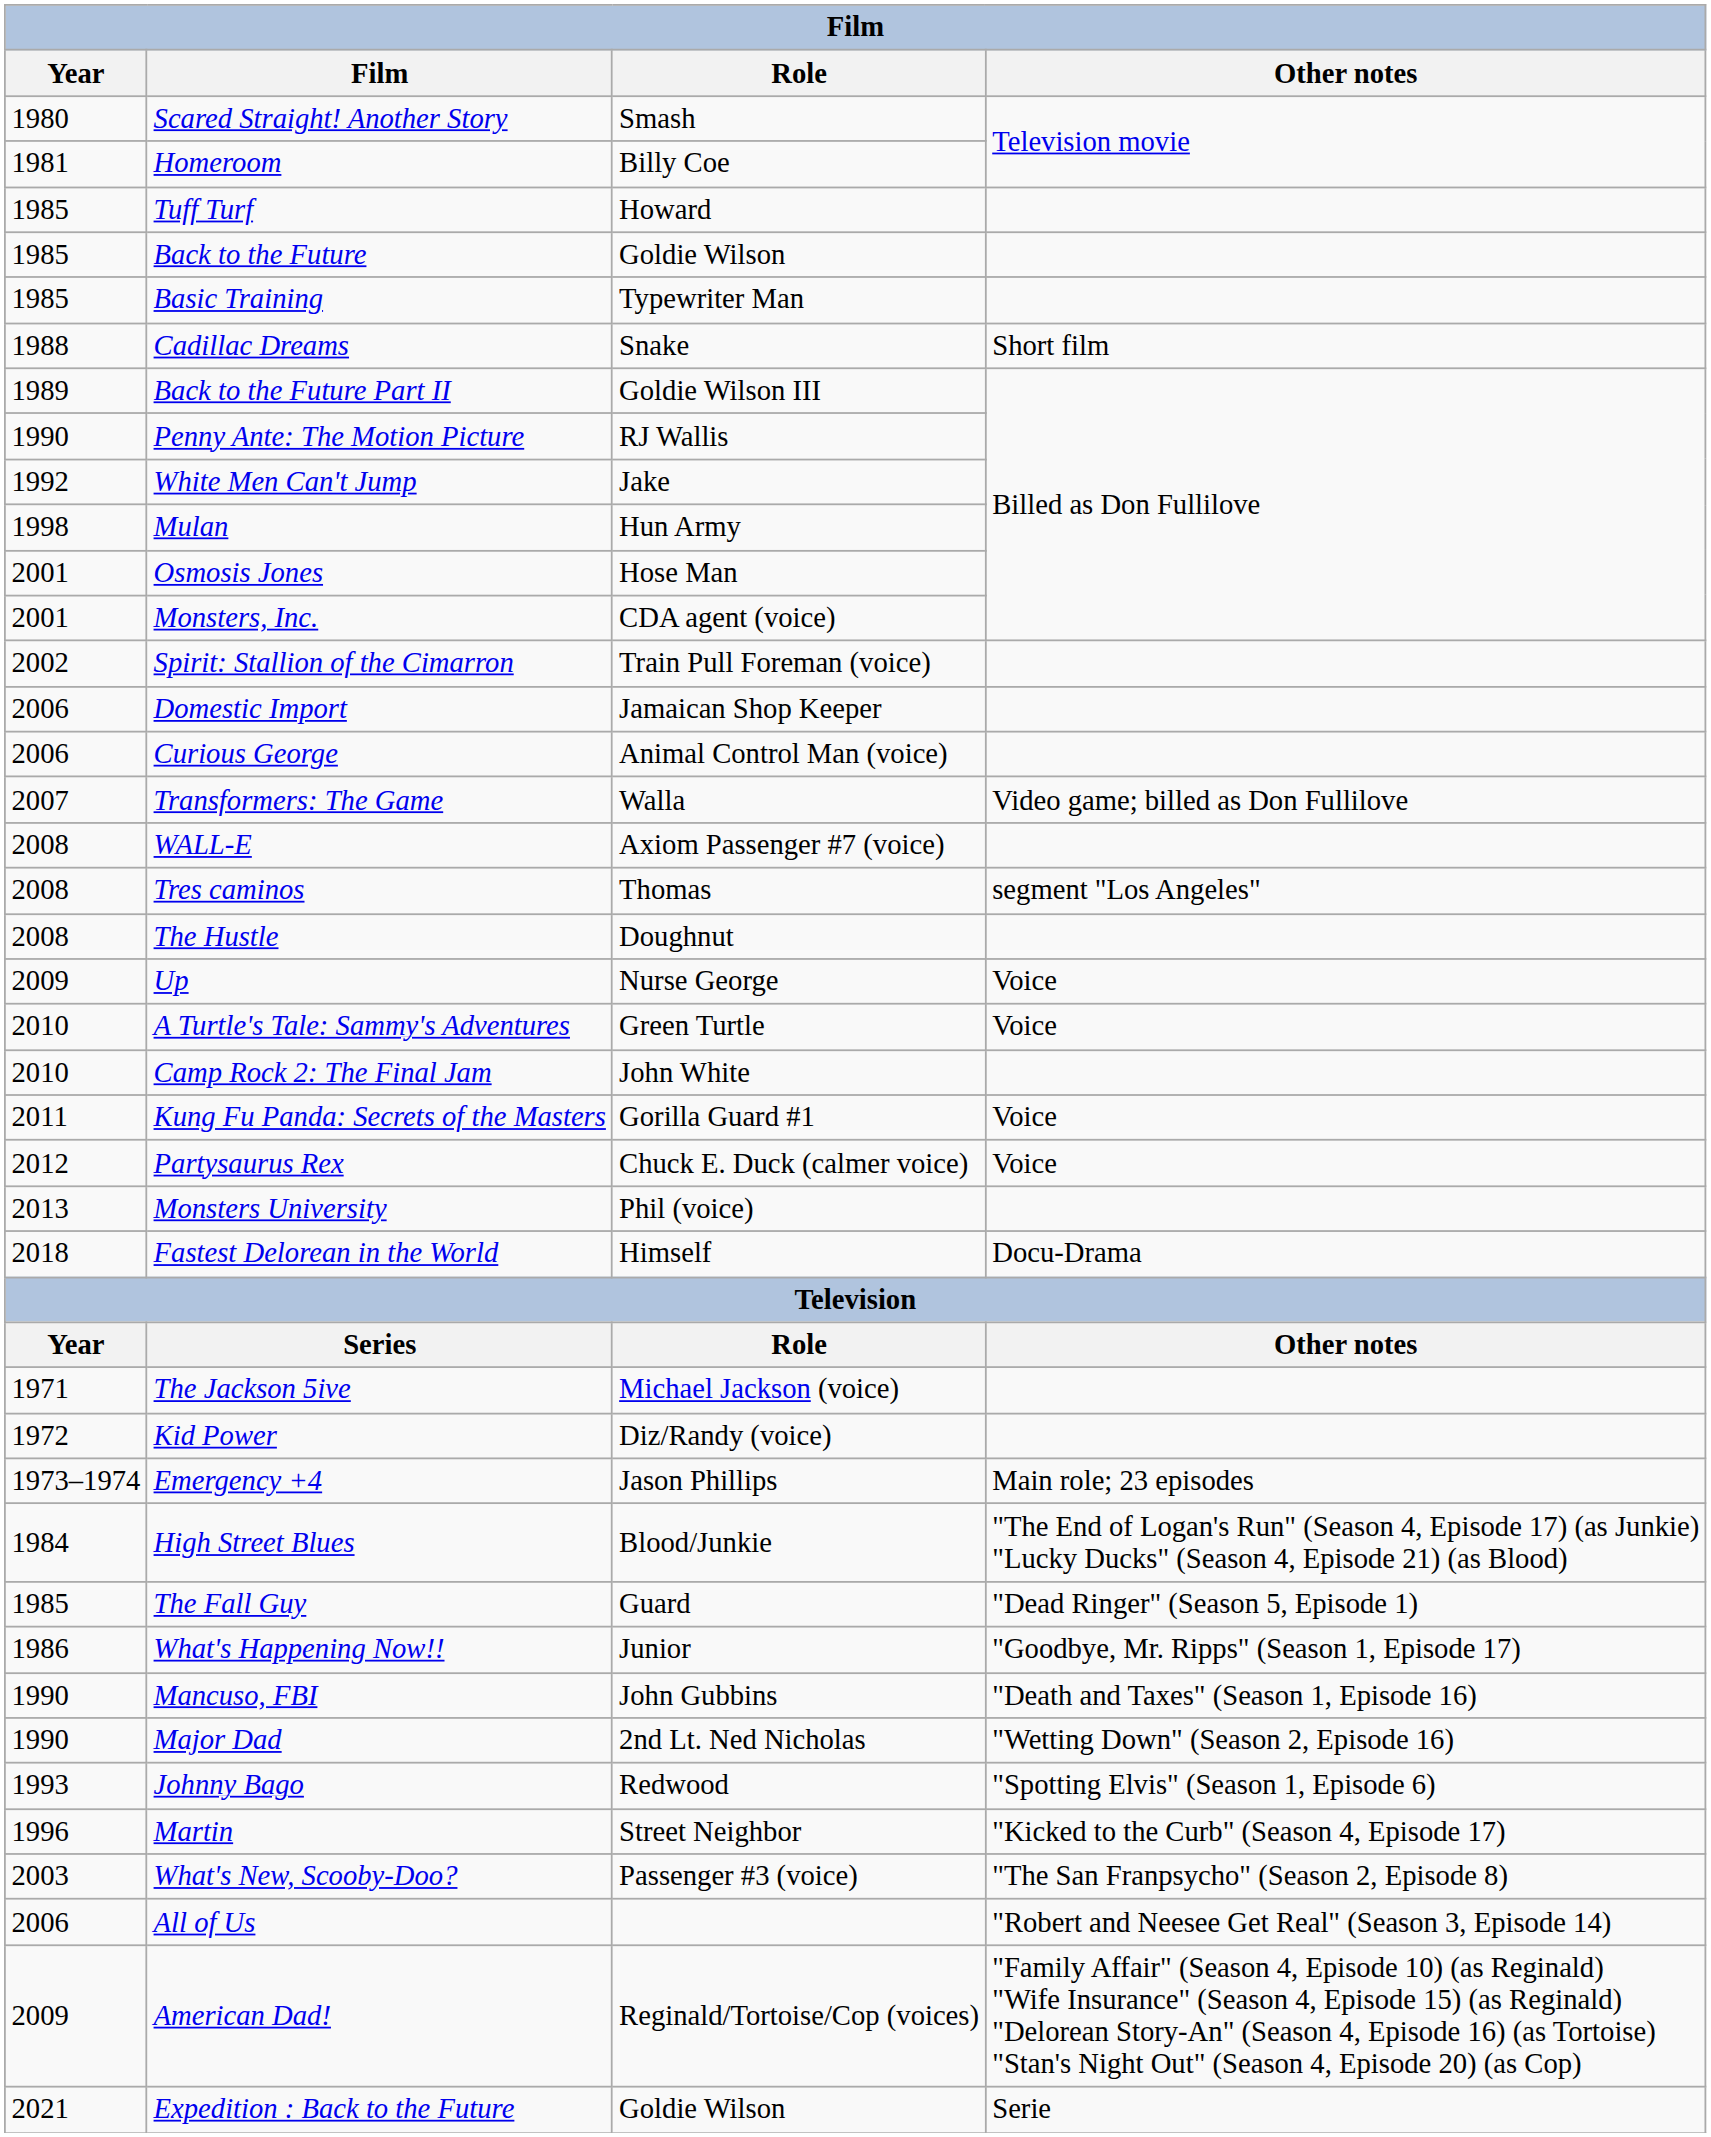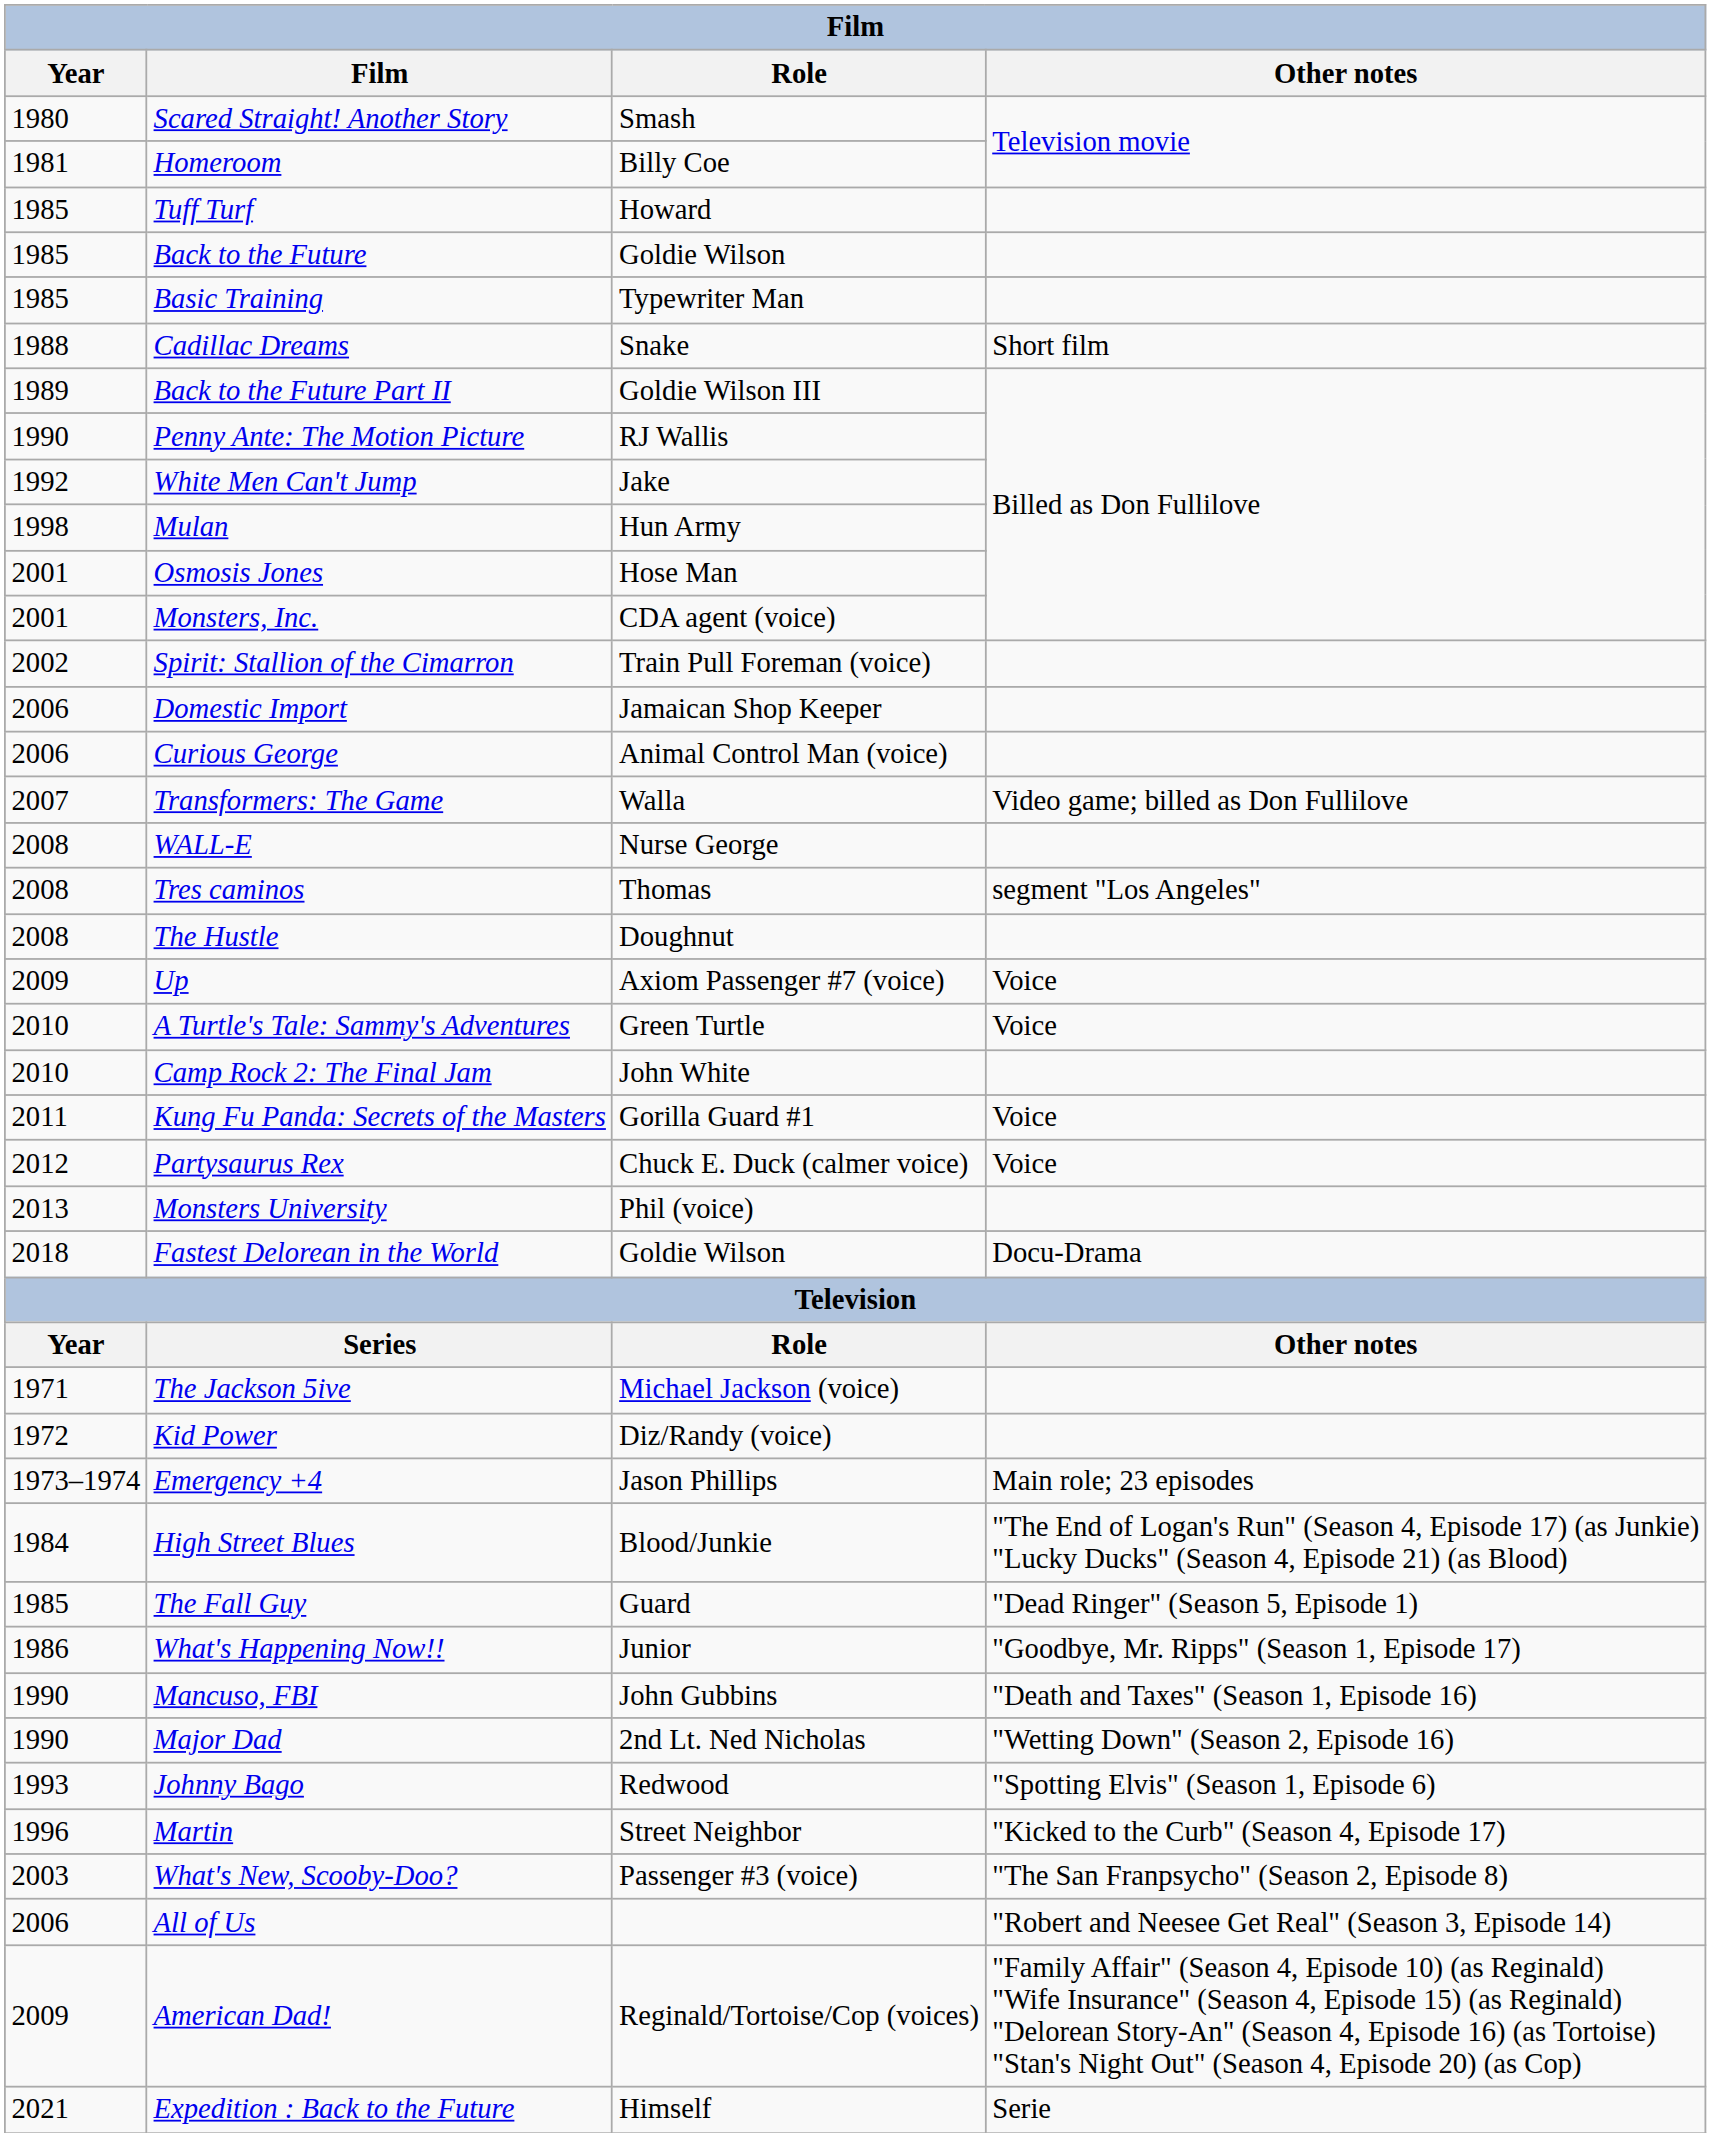(782, 844) Axiom Passenger #7 (voice) -> (699, 844) Nurse George
(699, 981) Nurse George -> (782, 981) Axiom Passenger #7 (voice)
(665, 1253) Himself -> (702, 1253) Goldie Wilson
(702, 2109) Goldie Wilson -> (665, 2109) Himself
